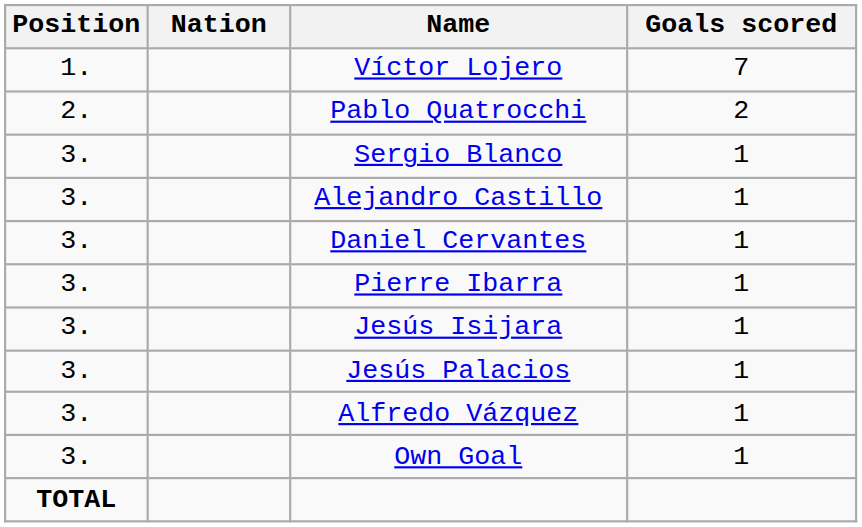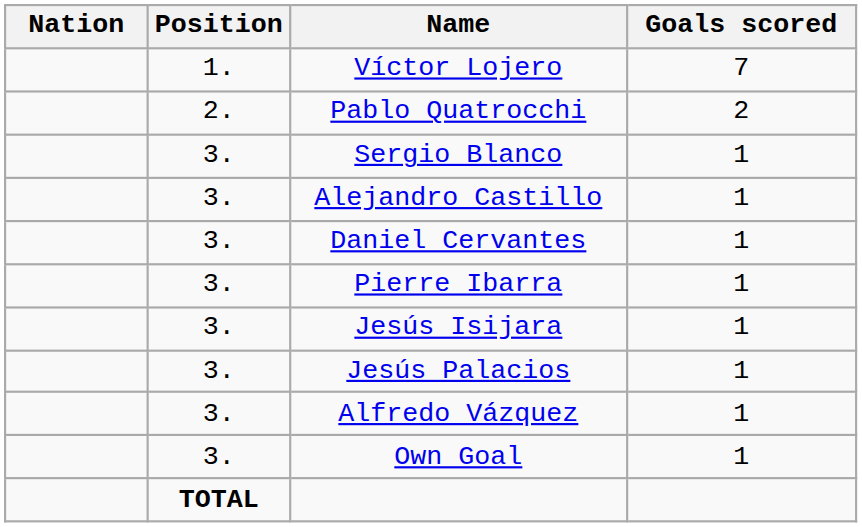columns swapped: (76, 27) <-> (219, 27)
